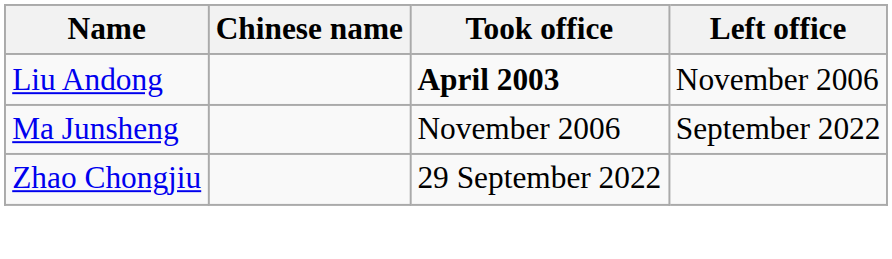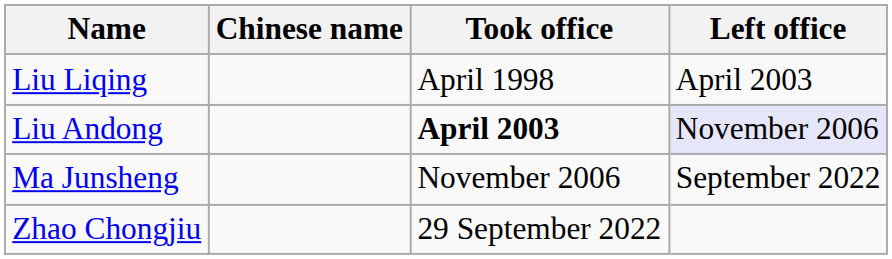+ row: (80, 79)
(777, 79) no background -> (777, 128) lavender background
